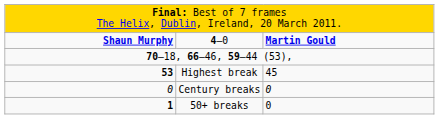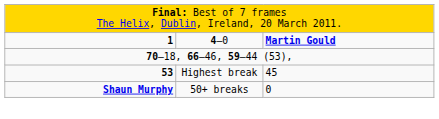(138, 40) Shaun Murphy -> (170, 40) 1
- row: (219, 89)
(170, 105) 1 -> (138, 89) Shaun Murphy
